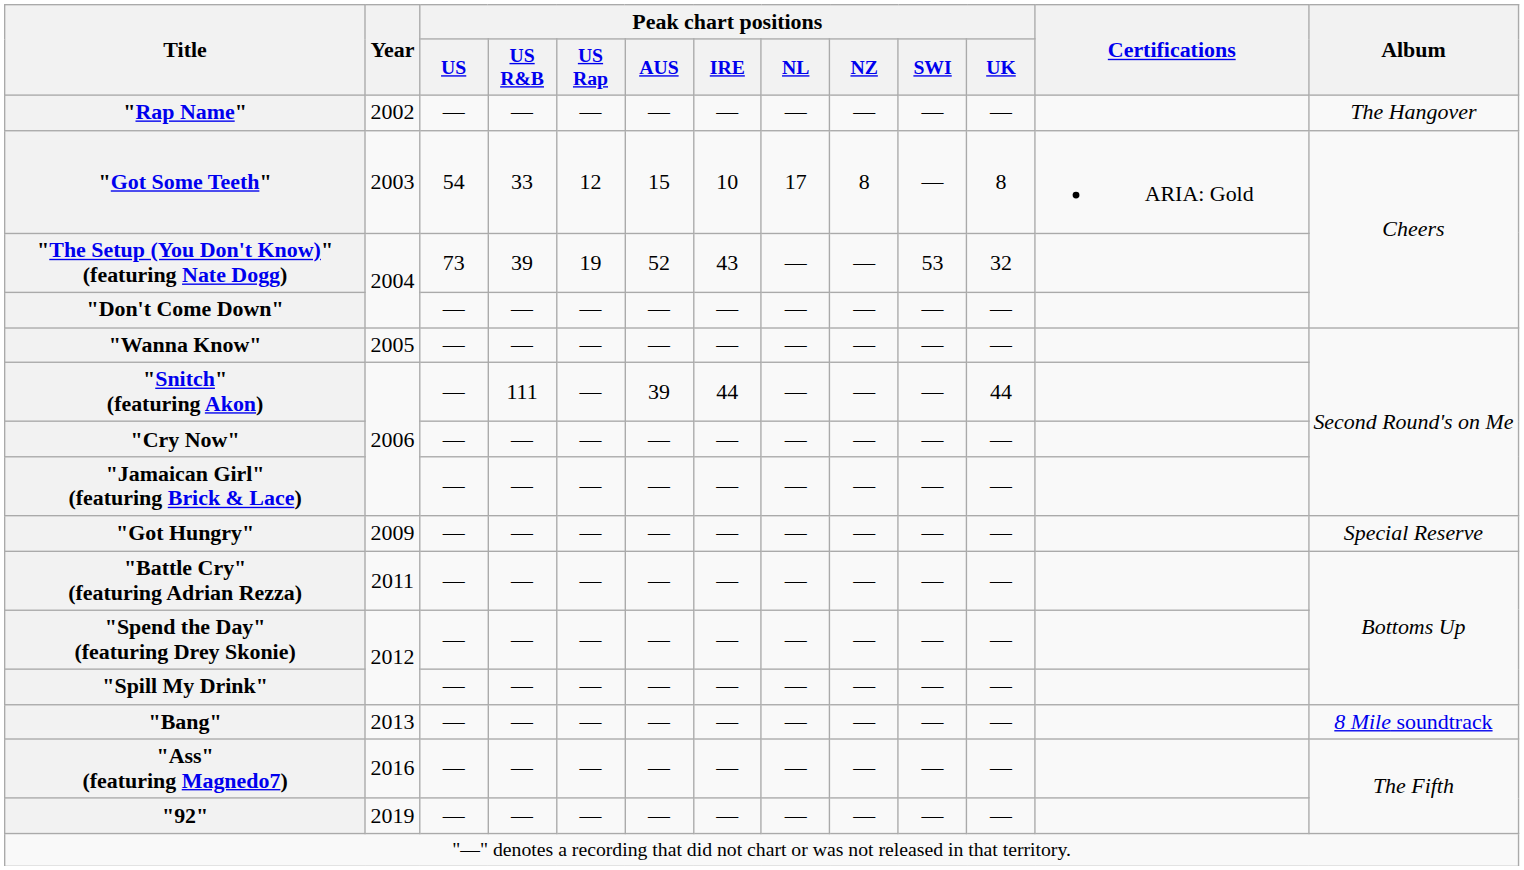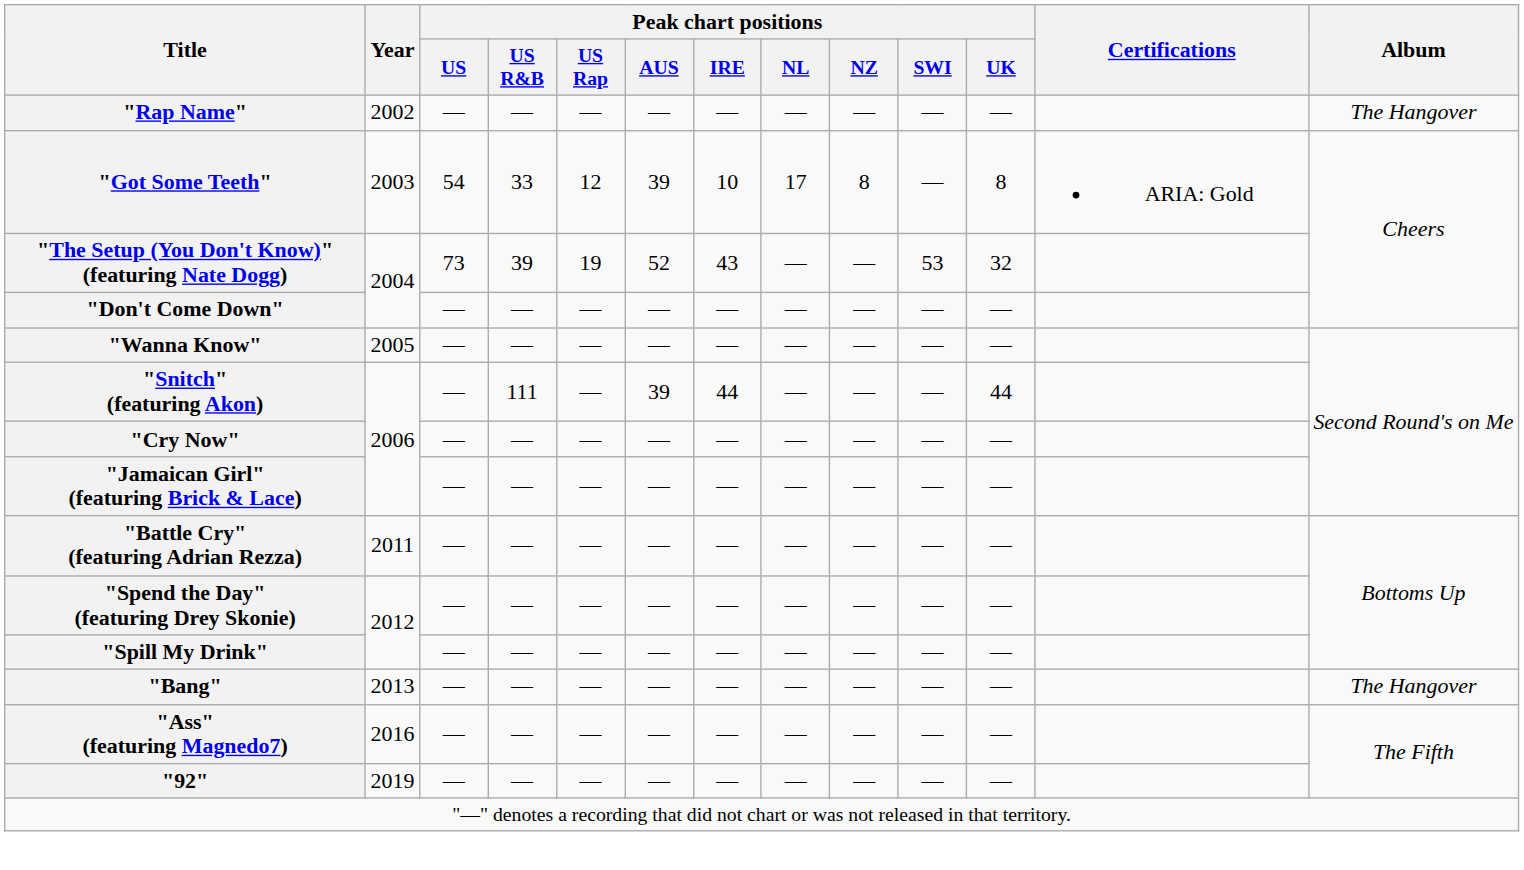(659, 181) 15 -> (659, 181) 39
- row: (185, 533)
(1413, 721) 8 Mile soundtrack -> (1413, 686) The Hangover
